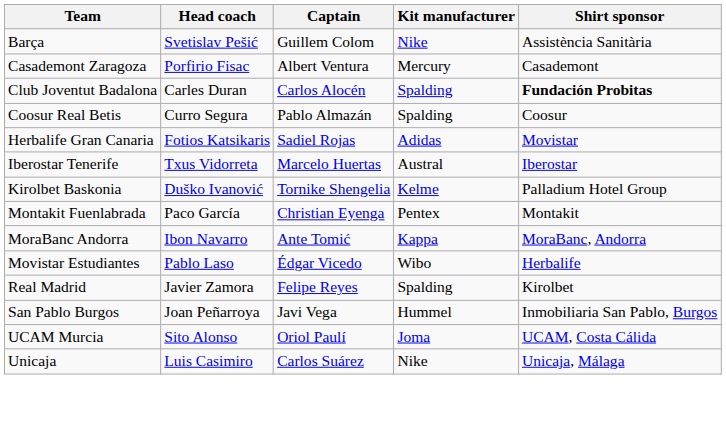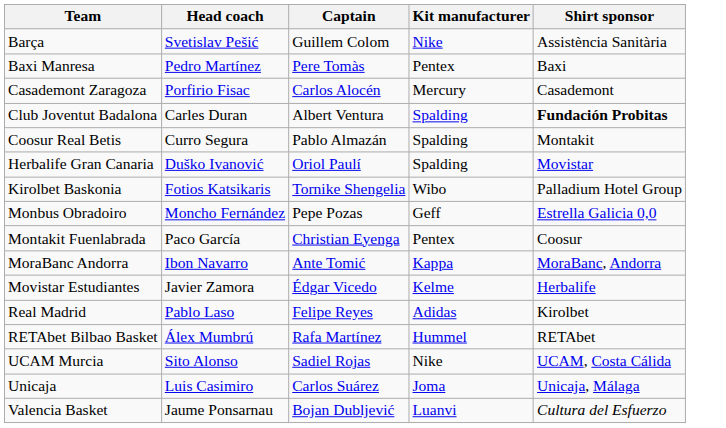+ row: (51, 66)
(323, 66) Albert Ventura -> (336, 90) Carlos Alocén
(321, 90) Carlos Alocén -> (338, 115) Albert Ventura
(544, 115) Coosur -> (566, 139) Montakit
(217, 139) Fotios Katsikaris -> (214, 164) Duško Ivanović
(316, 139) Sadiel Rojas -> (327, 164) Oriol Paulí
(419, 139) Adidas -> (440, 164) Spalding
- row: (63, 164)
(214, 189) Duško Ivanović -> (218, 189) Fotios Katsikaris
(418, 189) Kelme -> (429, 189) Wibo
+ row: (67, 213)
(550, 213) Montakit -> (559, 238) Coosur
(199, 262) Pablo Laso -> (209, 287) Javier Zamora
(414, 262) Wibo -> (433, 287) Kelme
(209, 287) Javier Zamora -> (200, 312) Pablo Laso
(425, 287) Spalding -> (435, 312) Adidas
+ row: (83, 336)
- row: (64, 312)
(311, 336) Oriol Paulí -> (331, 361) Sadiel Rojas
(414, 336) Joma -> (428, 361) Nike
(413, 361) Nike -> (429, 386) Joma
+ row: (58, 410)
